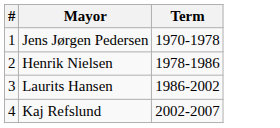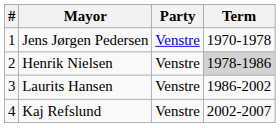+ column: (178, 16)
(187, 63) no background -> (239, 63) lightgrey background
